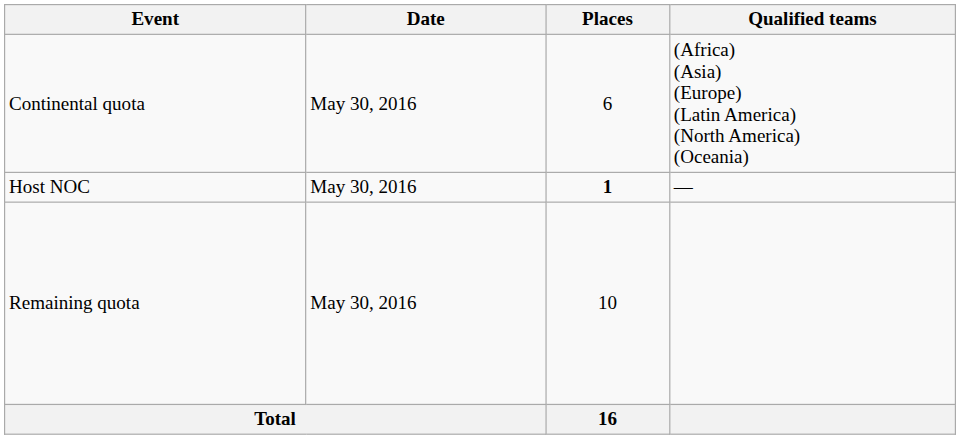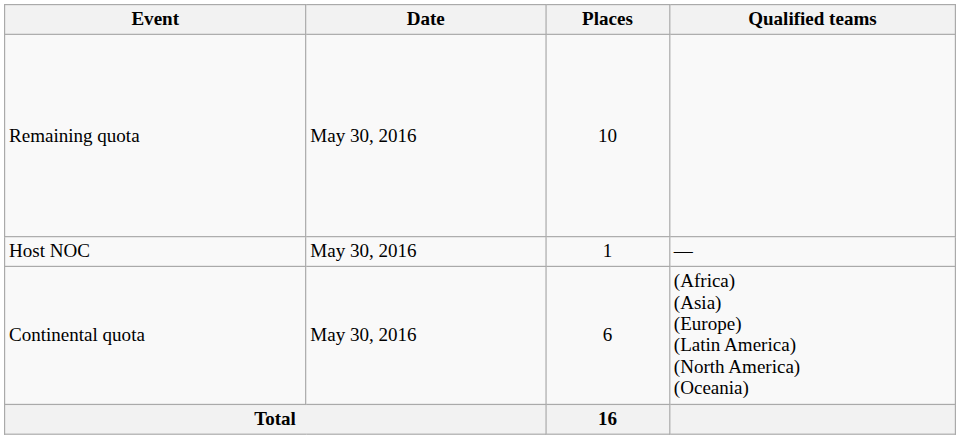rows swapped: (77, 103) <-> (74, 302)
(607, 187) bold -> (607, 251) normal
